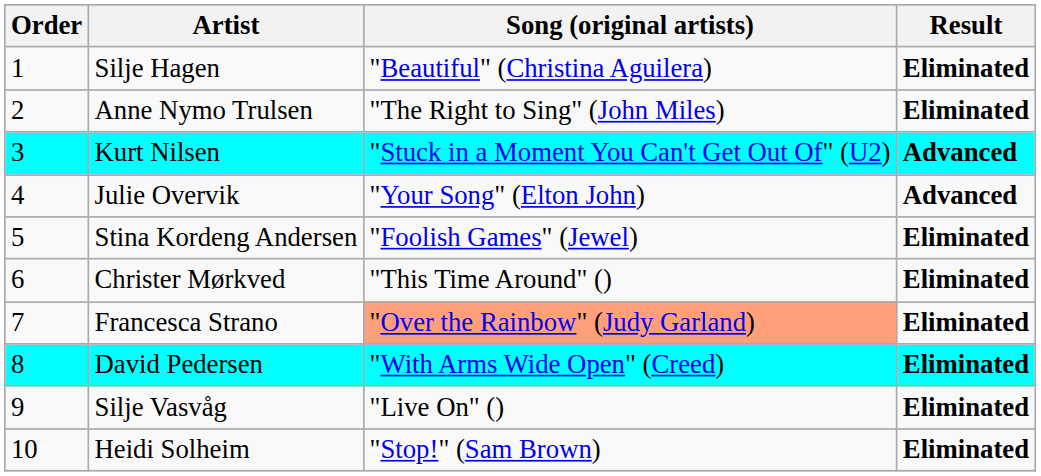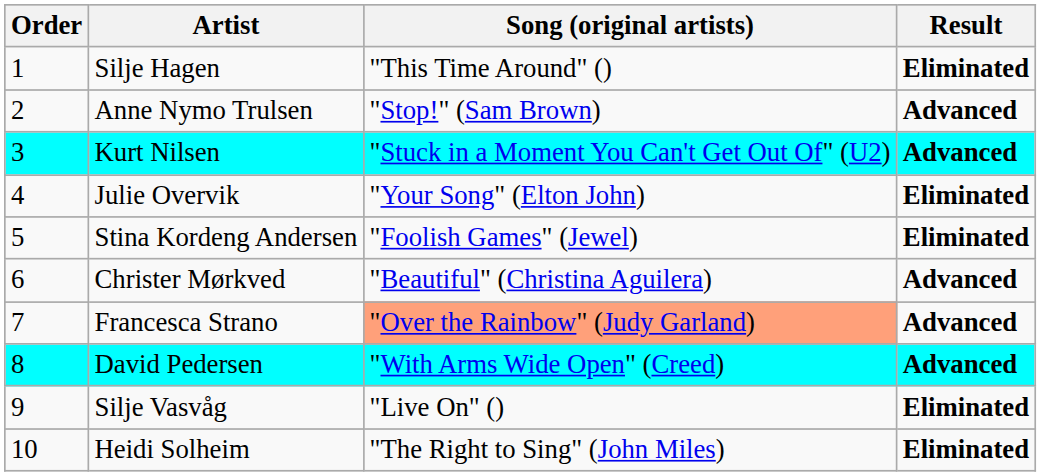(541, 68) "Beautiful" (Christina Aguilera) -> (491, 68) "This Time Around" ()
(547, 110) "The Right to Sing" (John Miles) -> (485, 110) "Stop!" (Sam Brown)
(966, 110) Eliminated -> (960, 110) Advanced
(960, 195) Advanced -> (966, 195) Eliminated
(491, 279) "This Time Around" () -> (541, 279) "Beautiful" (Christina Aguilera)
(966, 279) Eliminated -> (960, 279) Advanced
(966, 322) Eliminated -> (960, 322) Advanced
(966, 364) Eliminated -> (960, 364) Advanced
(485, 449) "Stop!" (Sam Brown) -> (547, 449) "The Right to Sing" (John Miles)
